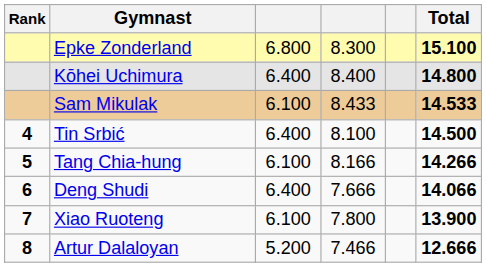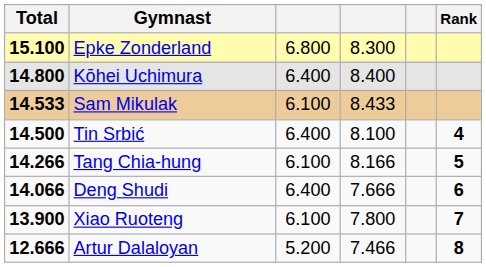columns swapped: (27, 19) <-> (449, 18)
